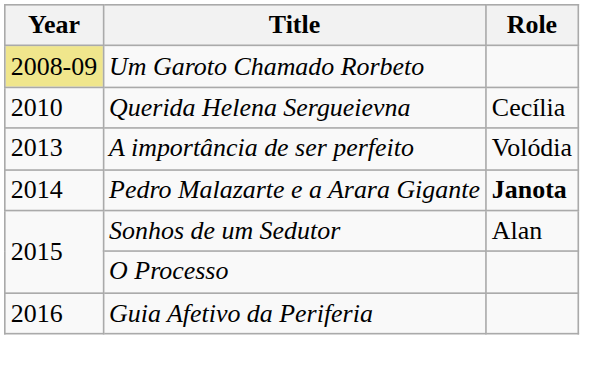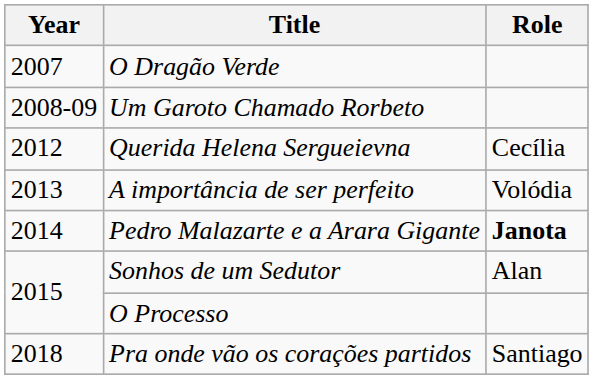+ row: (194, 66)
(54, 66) khaki background -> (54, 107) no background
(37, 107) 2010 -> (37, 148) 2012
- row: (241, 312)
+ row: (290, 353)
